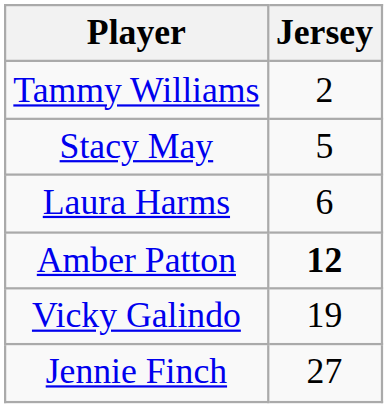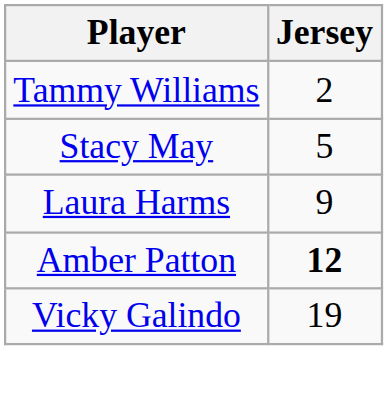(324, 202) 6 -> (324, 202) 9
- row: (136, 372)
